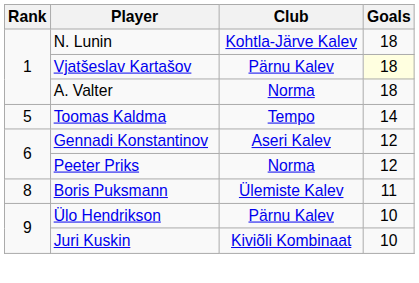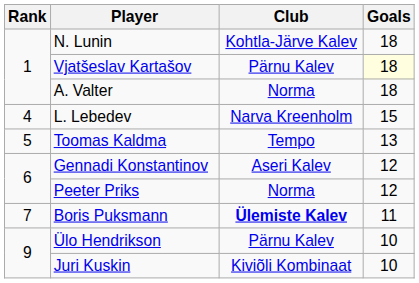+ row: (92, 116)
(389, 116) 14 -> (389, 141) 13
(27, 191) 8 -> (27, 215) 7
(291, 191) normal -> (291, 215) bold
